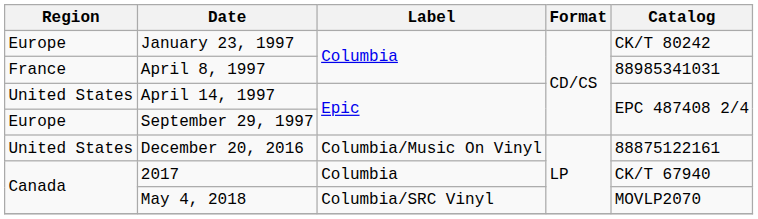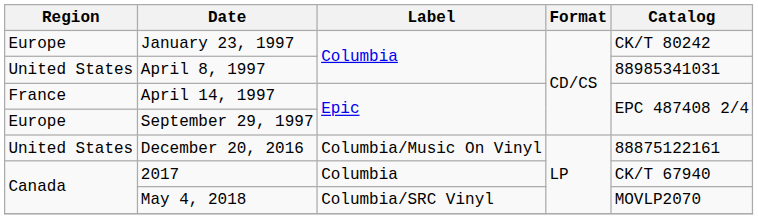(37, 70) France -> (71, 70) United States
(71, 96) United States -> (37, 96) France
